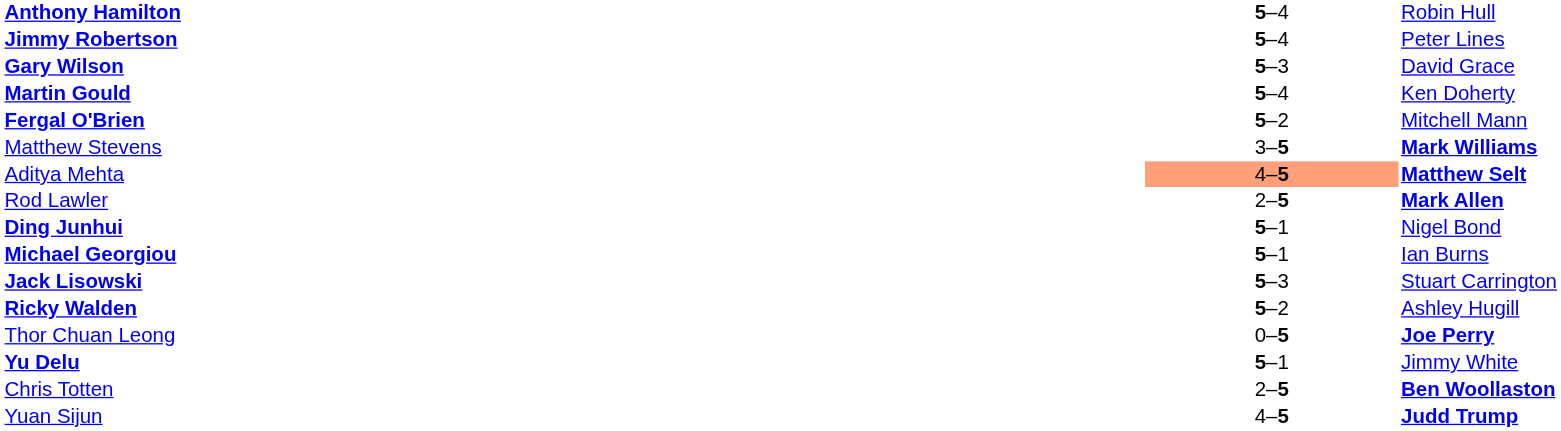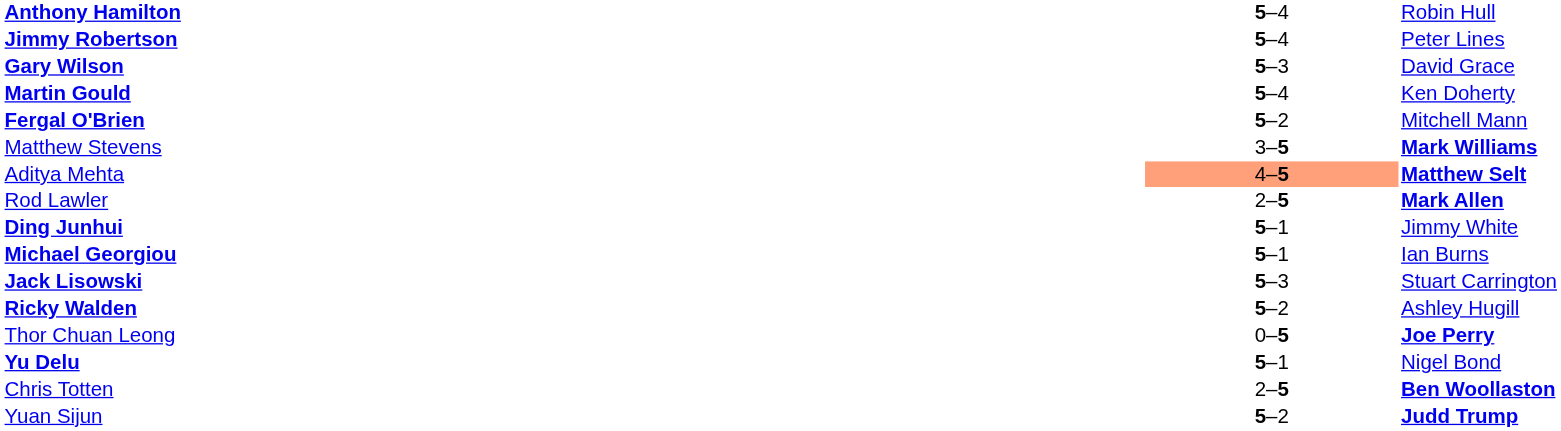(1451, 227) Nigel Bond -> (1460, 227) Jimmy White
(1460, 362) Jimmy White -> (1451, 362) Nigel Bond
(1272, 415) 4–5 -> (1272, 415) 5–2
